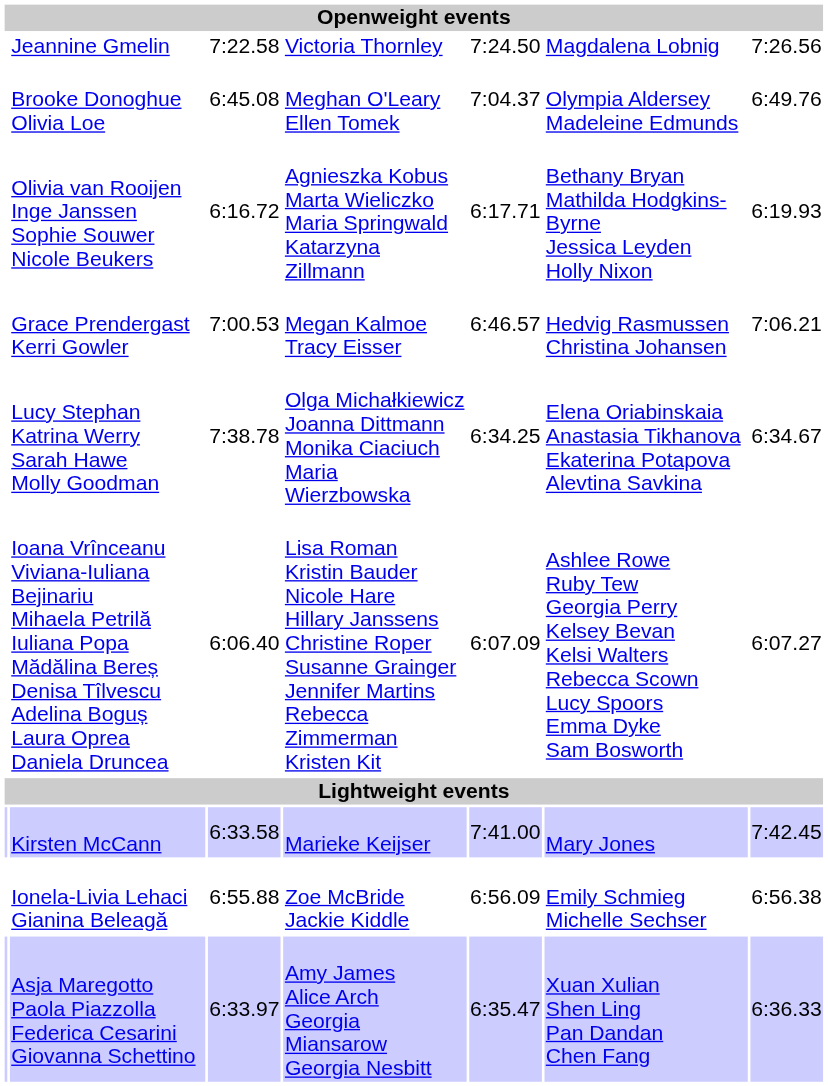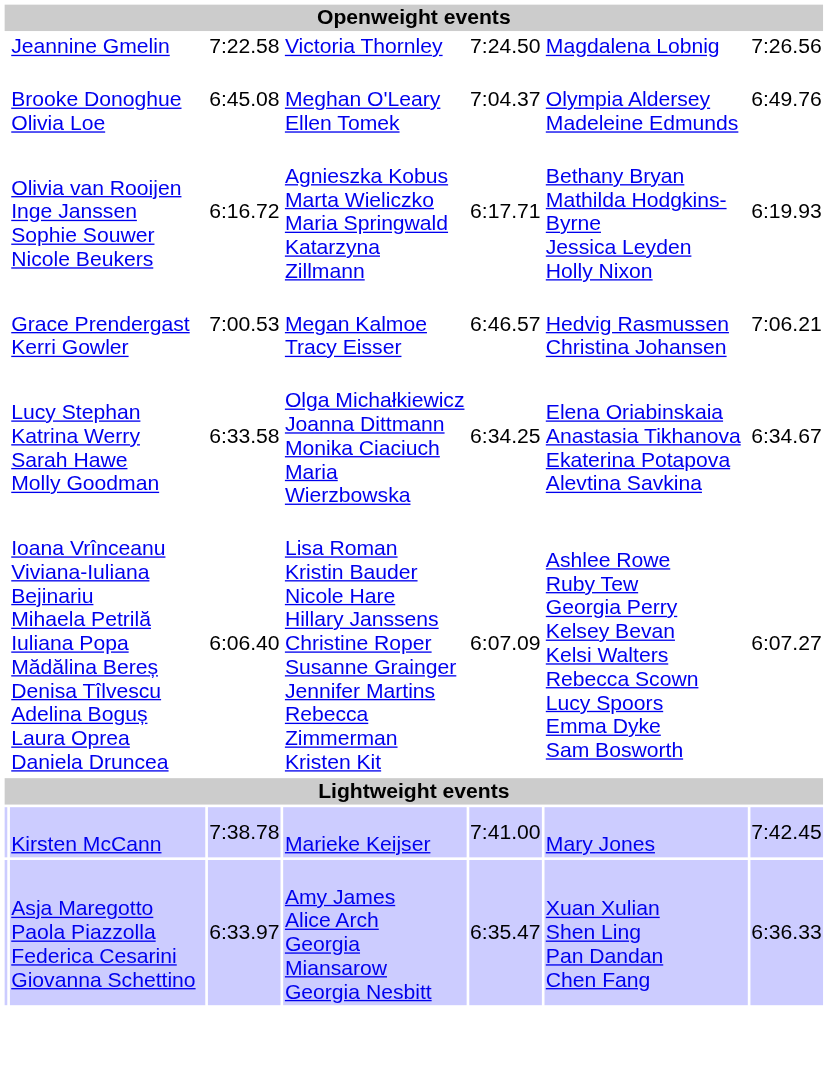(244, 436) 7:38.78 -> (244, 436) 6:33.58
(244, 832) 6:33.58 -> (244, 832) 7:38.78
- row: (99, 908)
